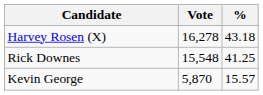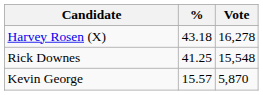columns swapped: (200, 15) <-> (240, 15)
